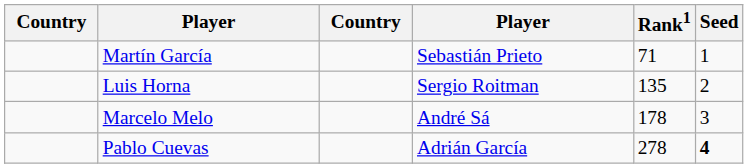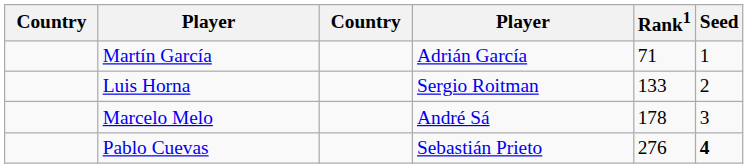(480, 55) Sebastián Prieto -> (472, 55) Adrián García
(652, 86) 135 -> (652, 86) 133
(472, 147) Adrián García -> (480, 147) Sebastián Prieto
(652, 147) 278 -> (652, 147) 276
